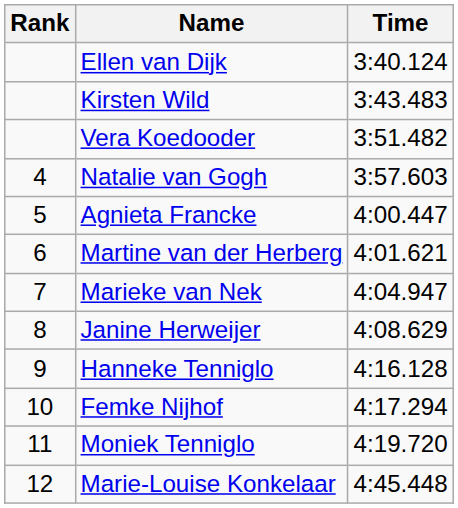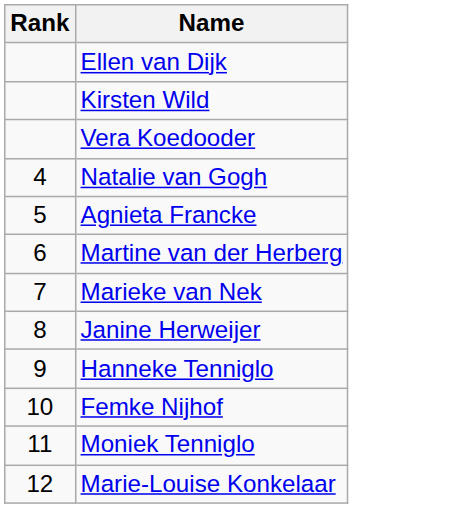- column: (401, 23)
